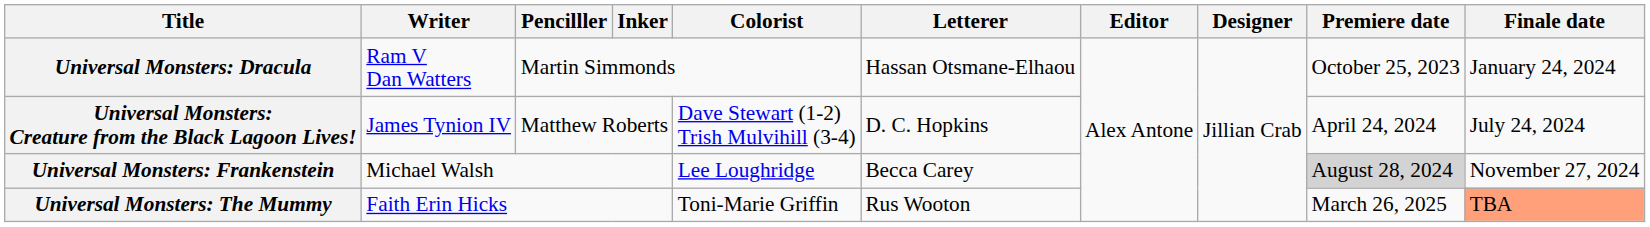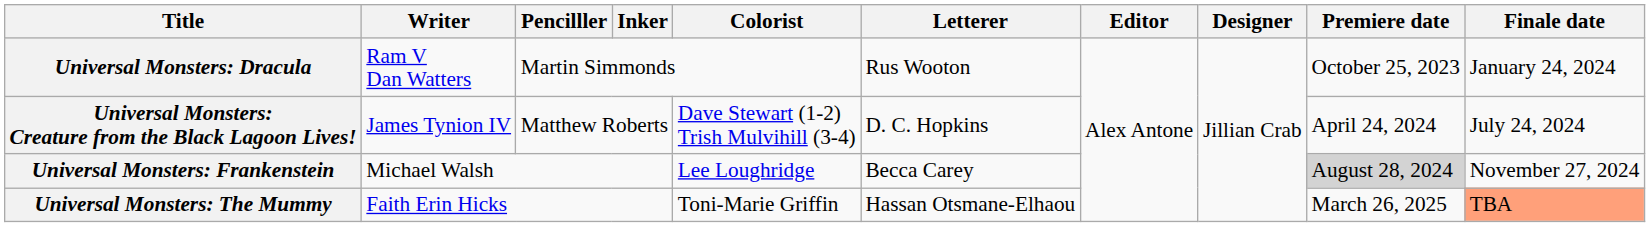(970, 67) Hassan Otsmane-Elhaou -> (918, 67) Rus Wooton
(918, 204) Rus Wooton -> (970, 204) Hassan Otsmane-Elhaou
